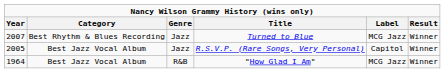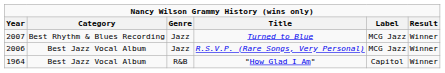(16, 49) 2005 -> (16, 49) 2006
(387, 49) Capitol -> (387, 49) MCG Jazz
(387, 62) MCG Jazz -> (387, 62) Capitol
